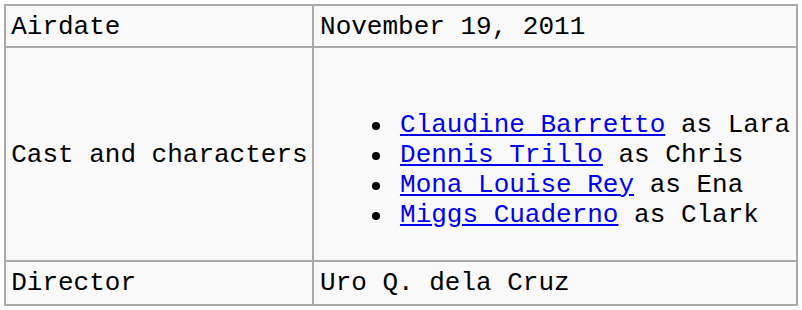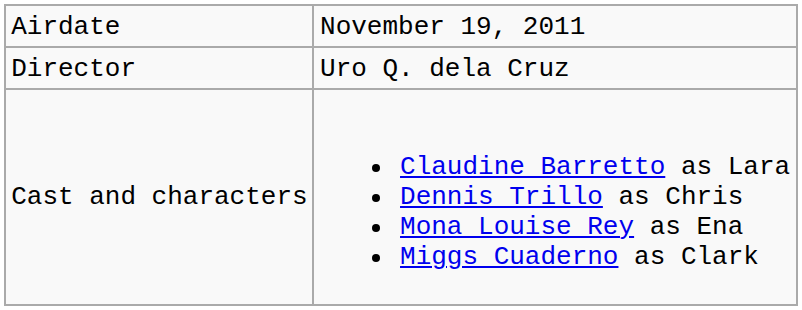rows swapped: (74, 283) <-> (159, 155)
